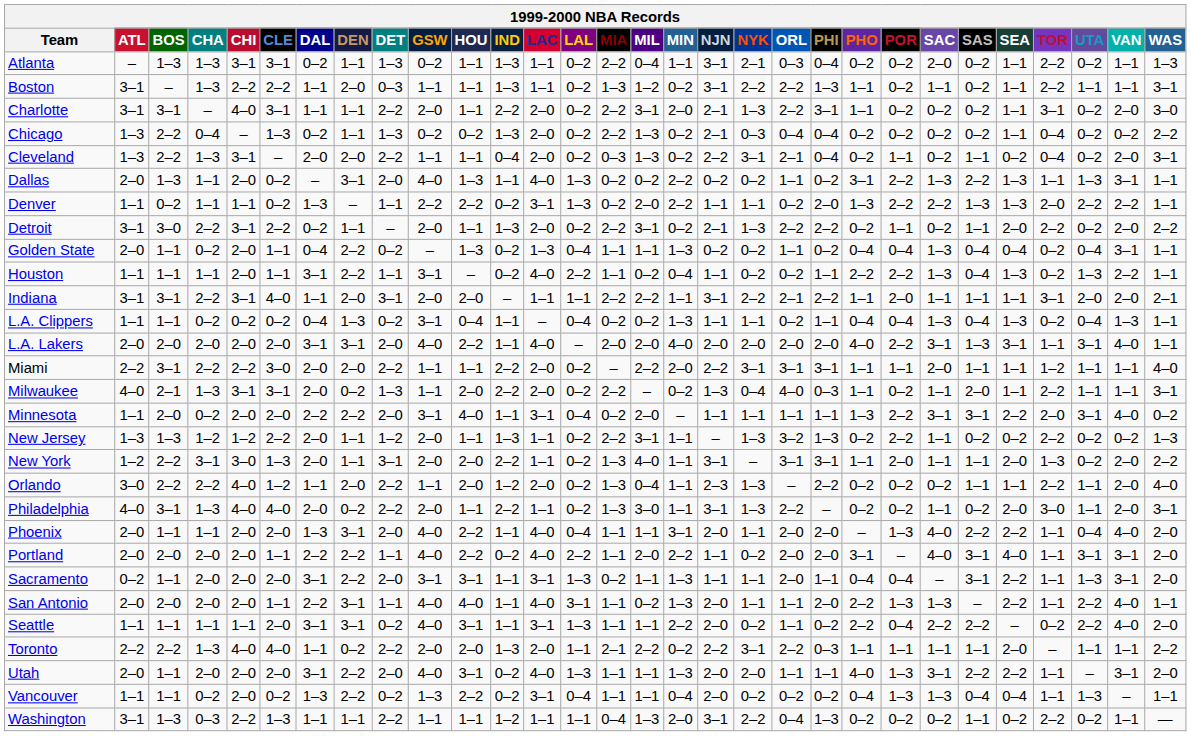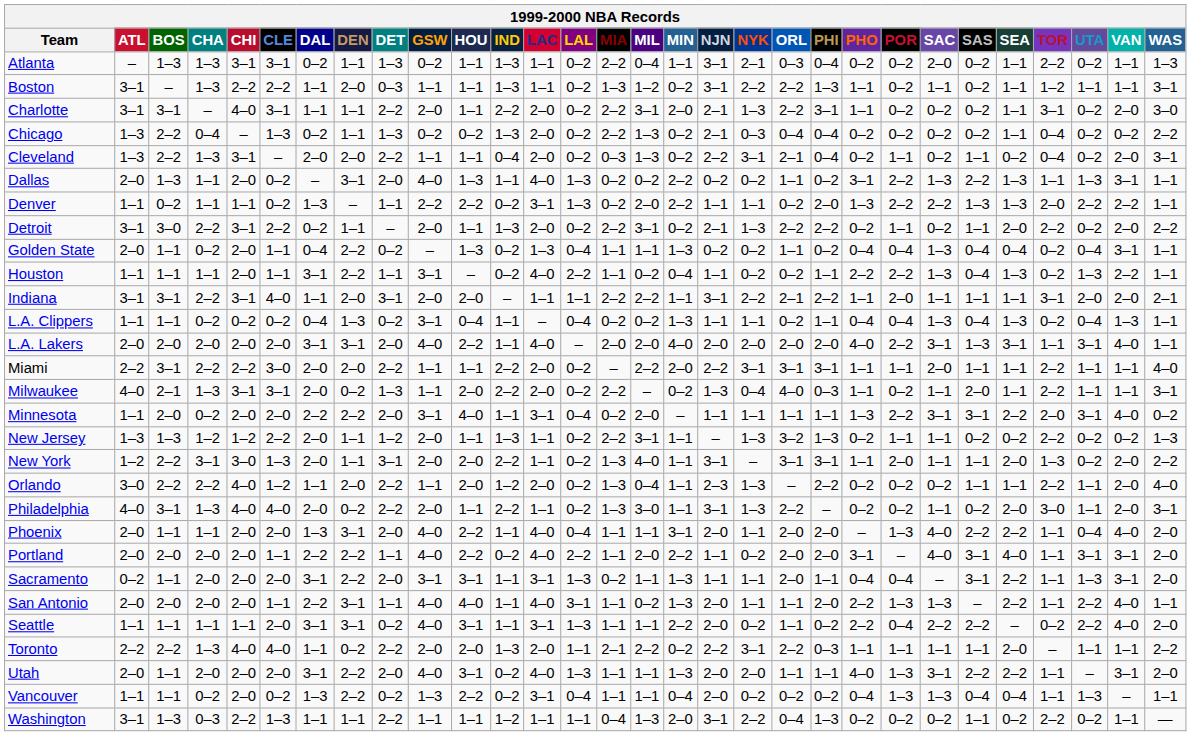(1052, 87) 2–2 -> (1052, 87) 1–2
(1052, 368) 1–2 -> (1052, 368) 2–2
(901, 438) 2–2 -> (901, 438) 1–1
